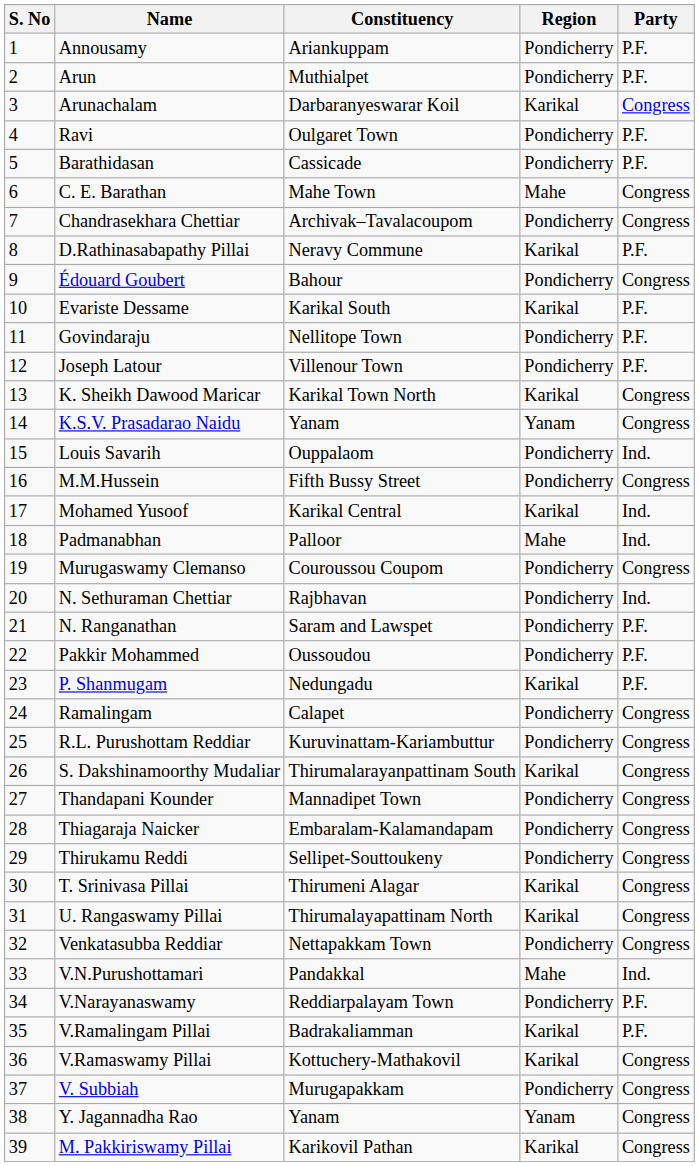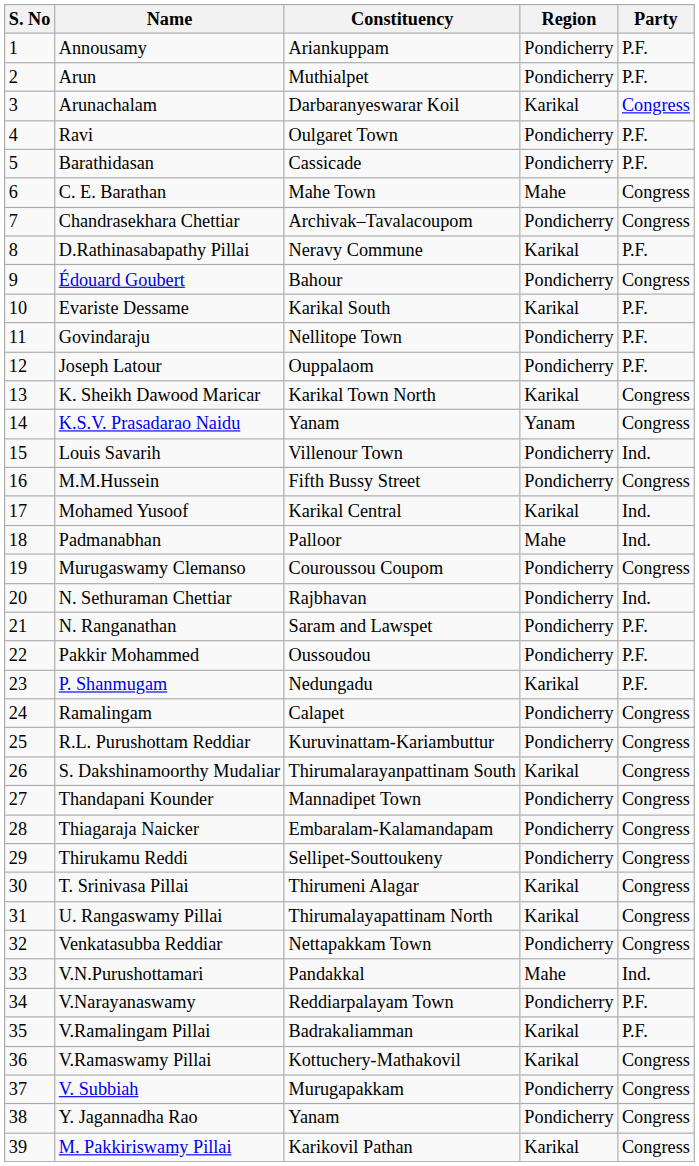(346, 366) Villenour Town -> (331, 366) Ouppalaom
(331, 452) Ouppalaom -> (346, 452) Villenour Town
(550, 1118) Yanam -> (569, 1118) Pondicherry
